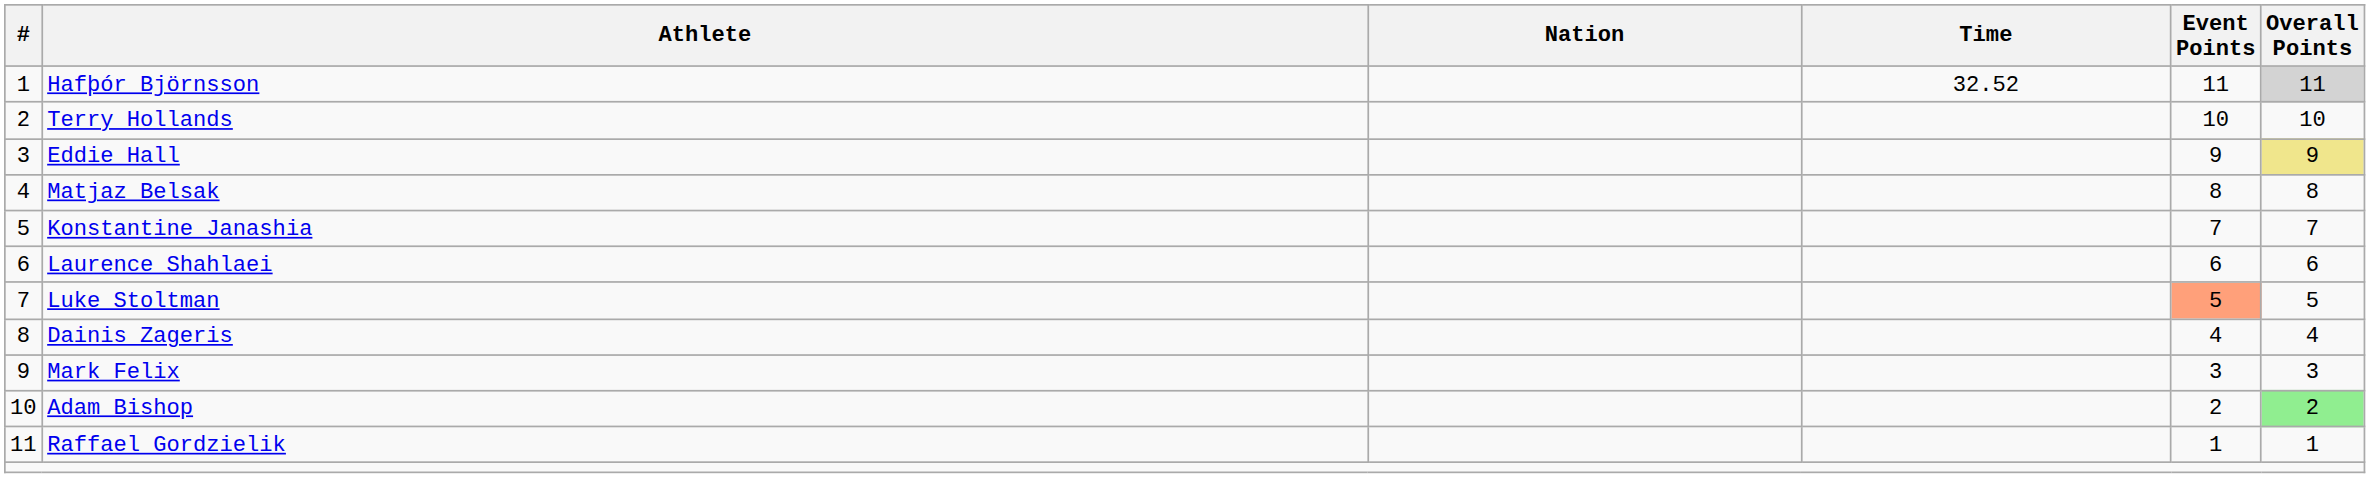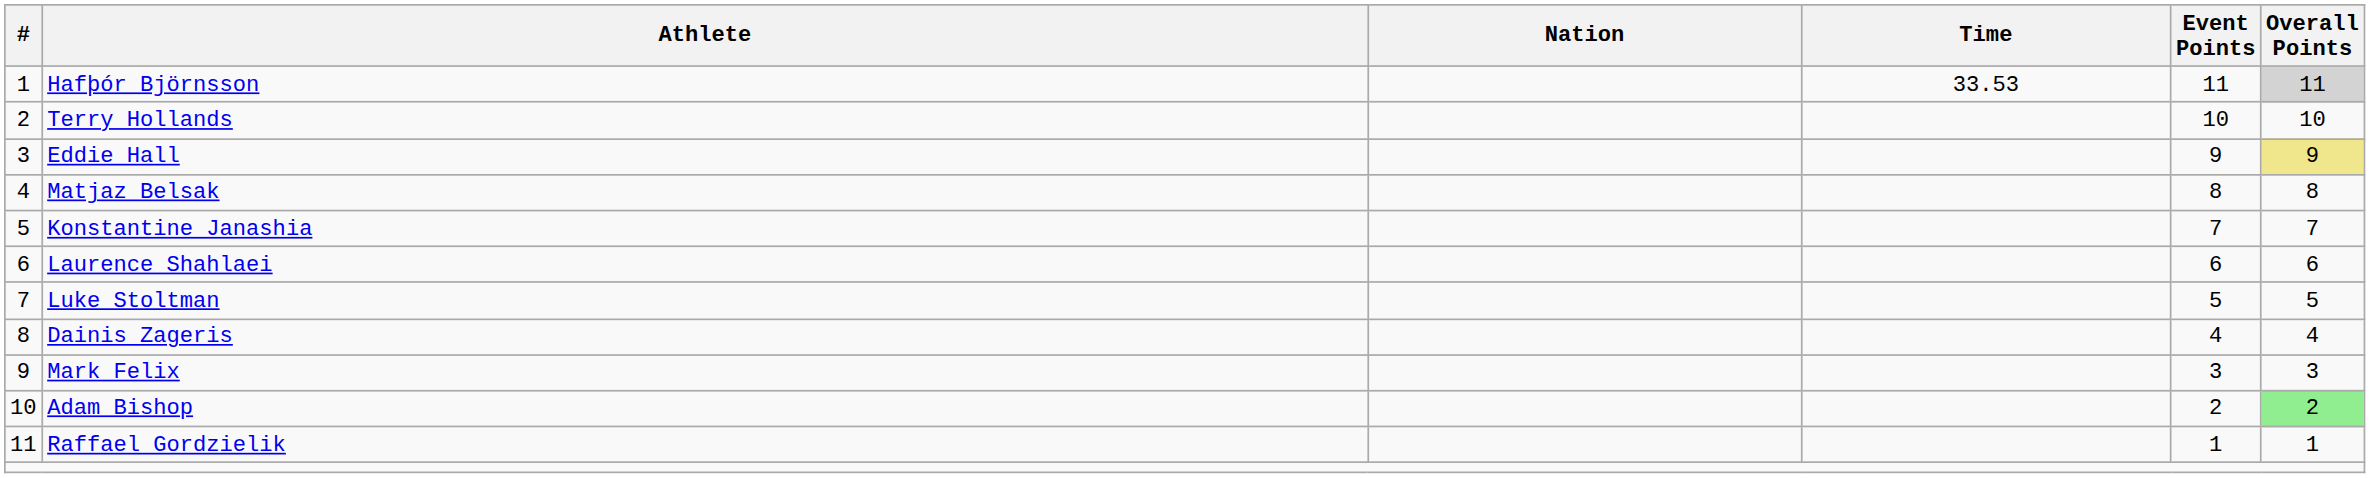(1986, 84) 32.52 -> (1986, 84) 33.53
(2216, 300) lightsalmon background -> (2216, 300) no background
